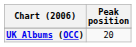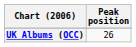(109, 35) 20 -> (109, 35) 26
